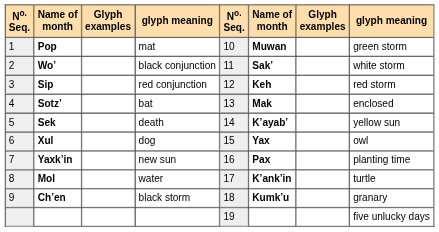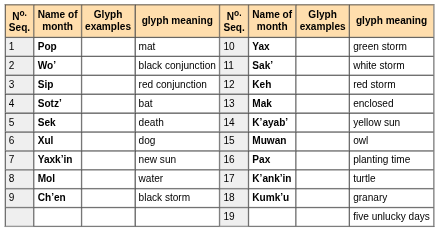(269, 47) Muwan -> (261, 47) Yax
(261, 141) Yax -> (269, 141) Muwan
